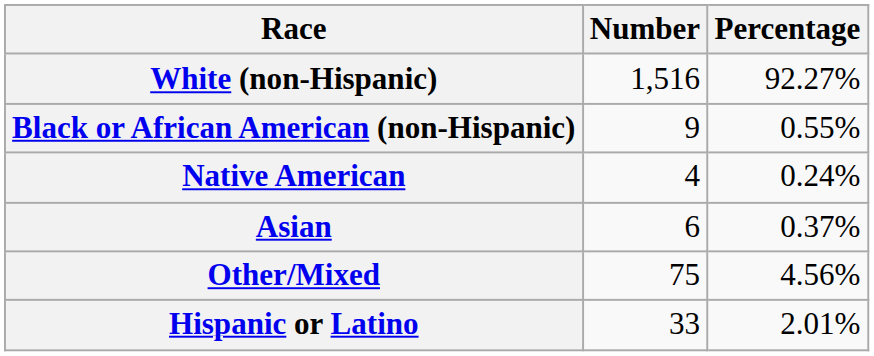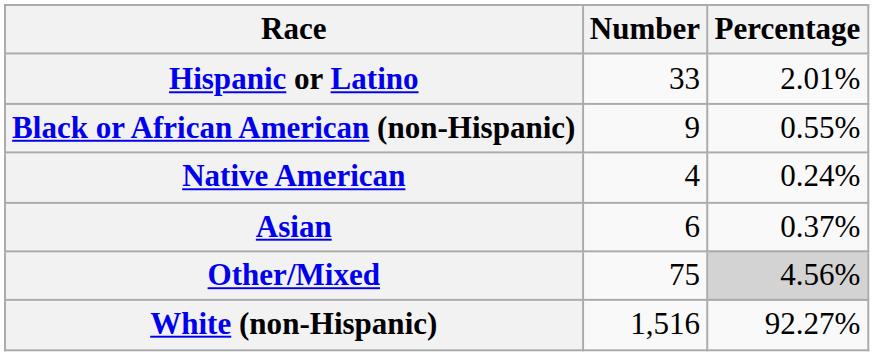rows swapped: (294, 78) <-> (294, 324)
(820, 275) no background -> (820, 275) lightgrey background
